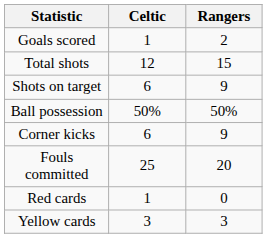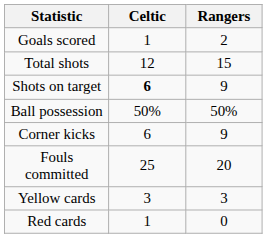(147, 87) normal -> (147, 87) bold
rows swapped: (57, 221) <-> (57, 198)
